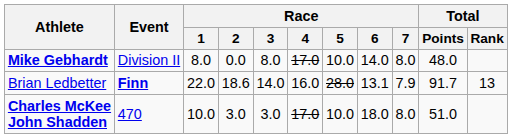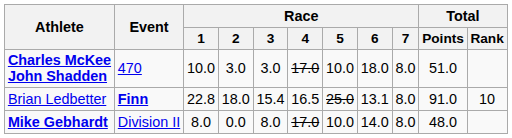rows swapped: (58, 60) <-> (59, 114)
(201, 83) 22.0 -> (201, 99) 22.8
(236, 83) 18.6 -> (236, 99) 18.0
(270, 83) 14.0 -> (270, 99) 15.4
(305, 83) 16.0 -> (305, 99) 16.5
(340, 83) 28.0 -> (340, 99) 25.0
(406, 83) 7.9 -> (406, 99) 8.0
(443, 83) 91.7 -> (443, 99) 91.0
(487, 83) 13 -> (487, 99) 10
